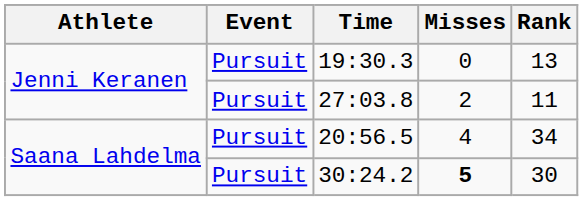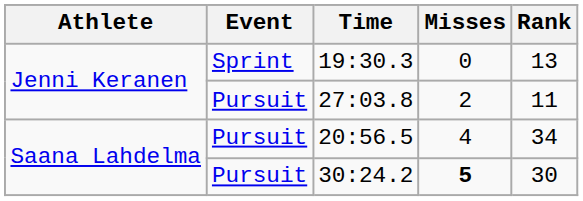(260, 62) Pursuit -> (253, 62) Sprint
